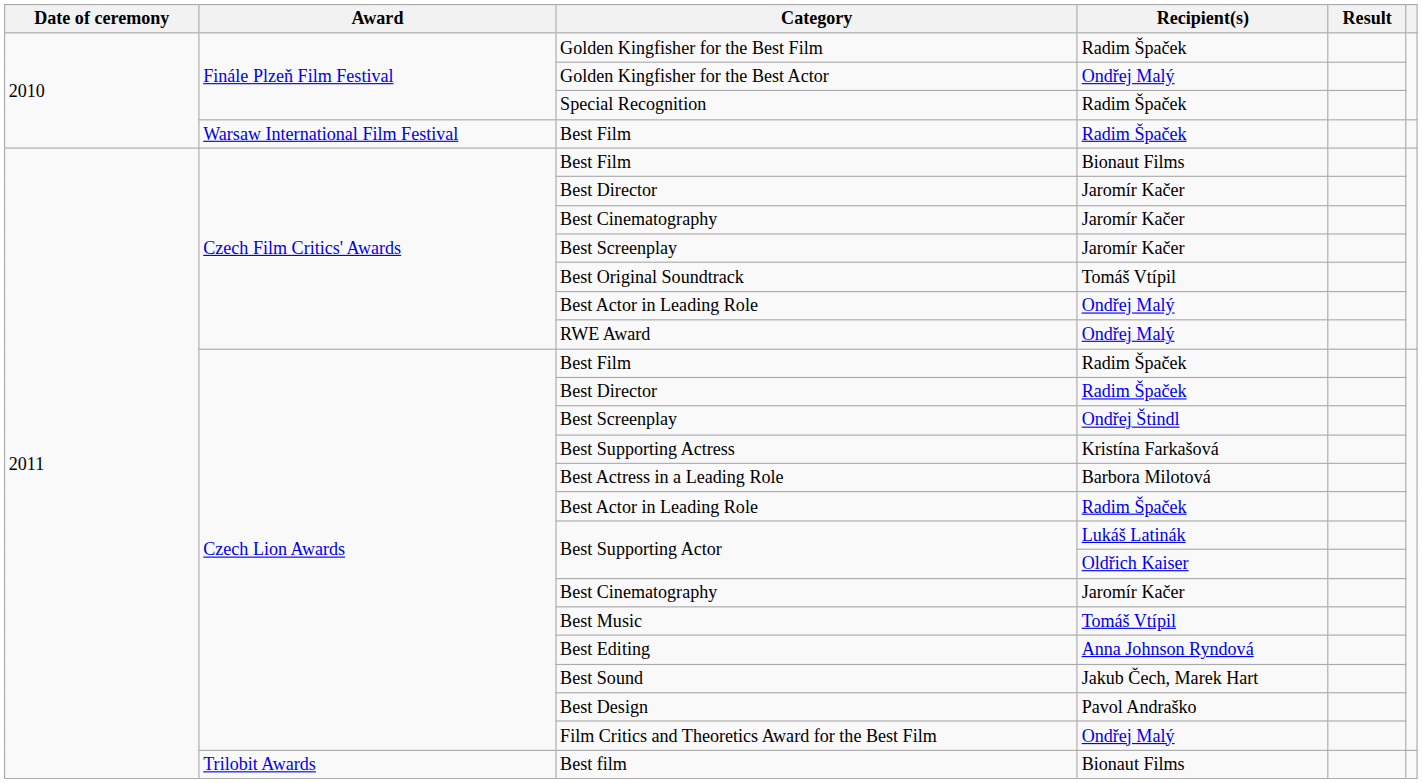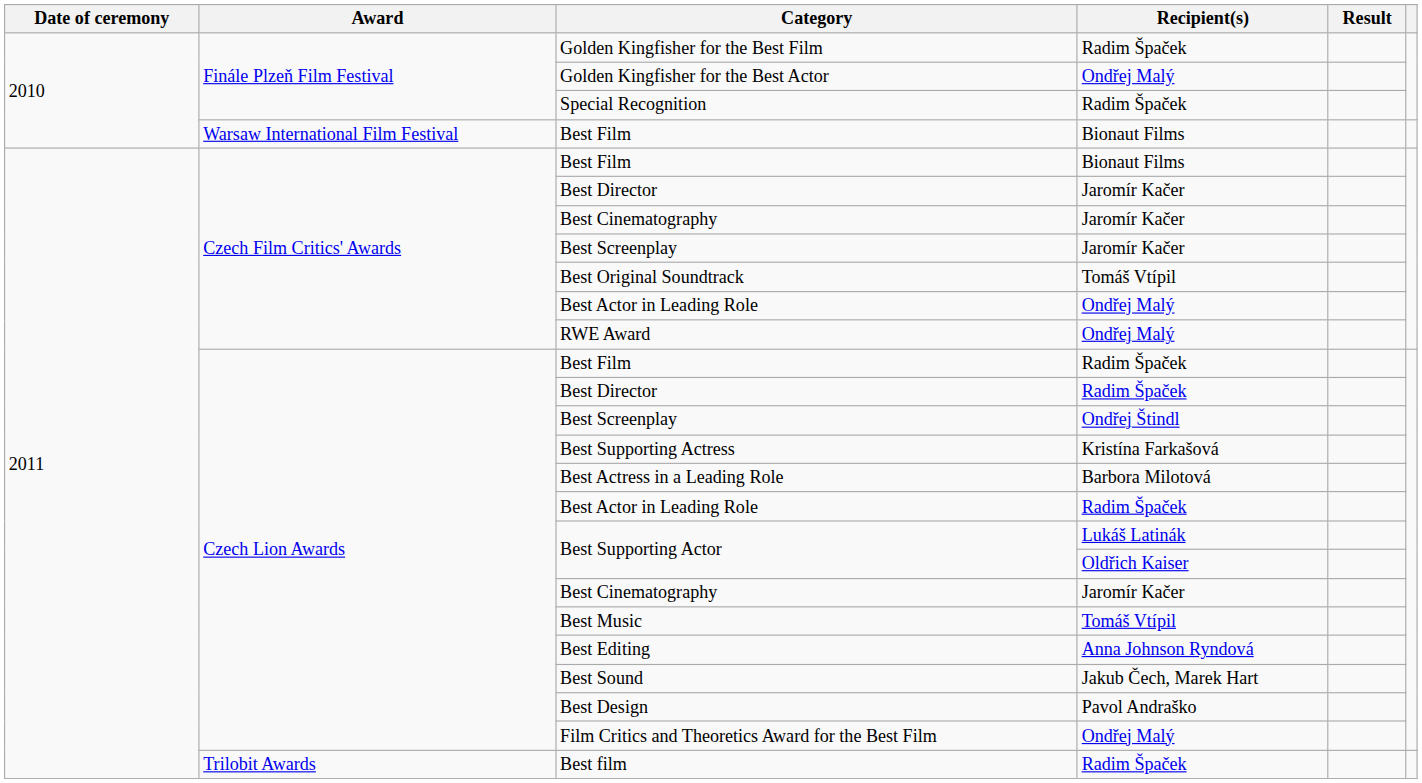(1134, 133) Radim Špaček -> (1133, 133) Bionaut Films
(1133, 764) Bionaut Films -> (1134, 764) Radim Špaček
